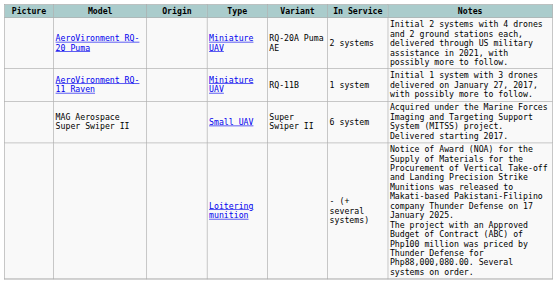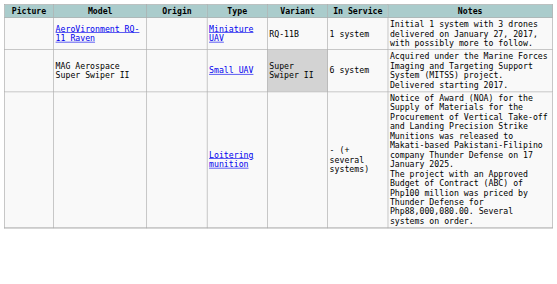- row: (98, 43)
(292, 122) no background -> (292, 71) lightgrey background
